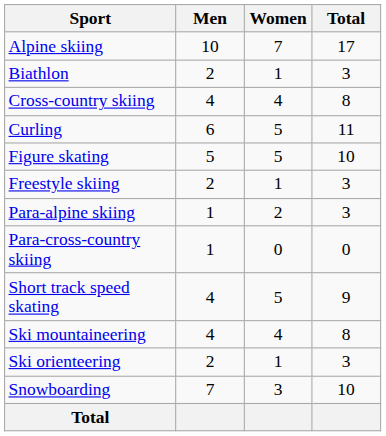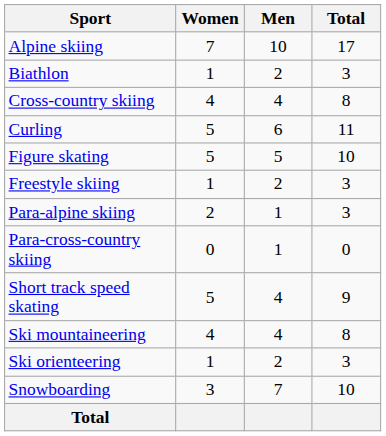columns swapped: (210, 18) <-> (278, 18)
